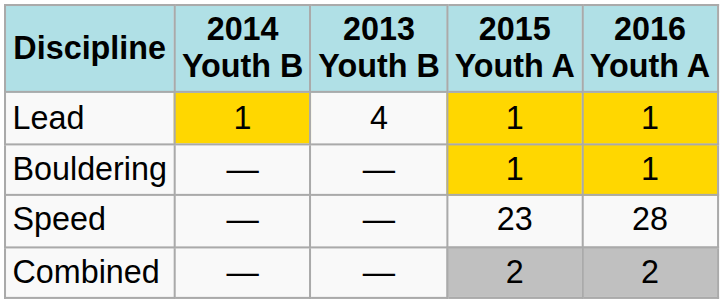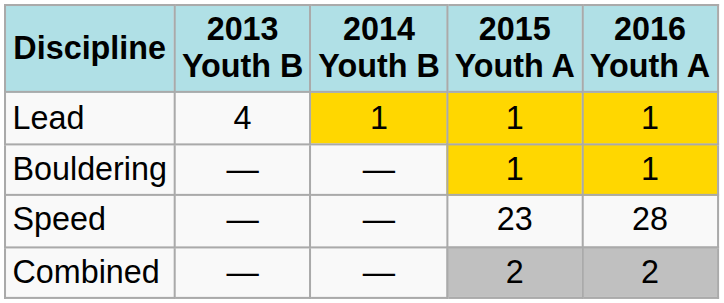columns swapped: (379, 48) <-> (243, 48)
